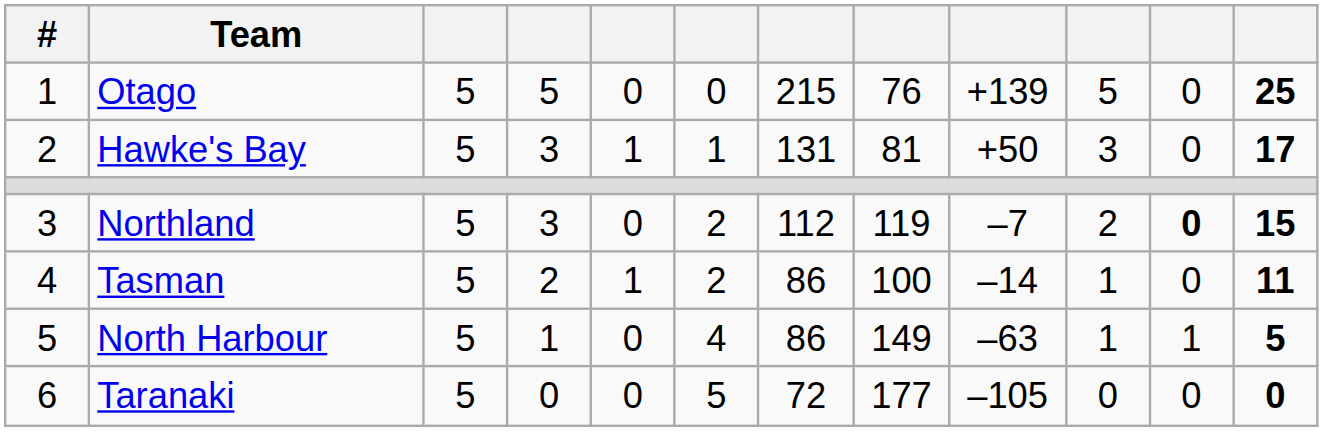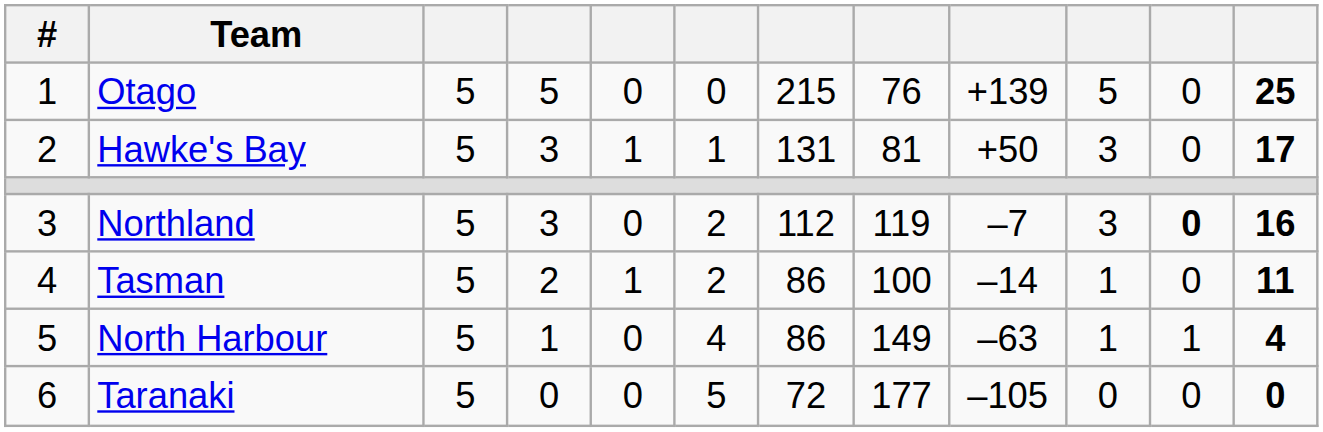(1108, 224) 2 -> (1108, 224) 3
(1275, 224) 15 -> (1275, 224) 16
(1275, 339) 5 -> (1275, 339) 4
